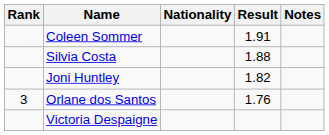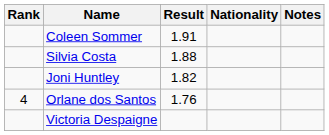columns swapped: (197, 15) <-> (258, 15)
(24, 99) 3 -> (24, 99) 4
